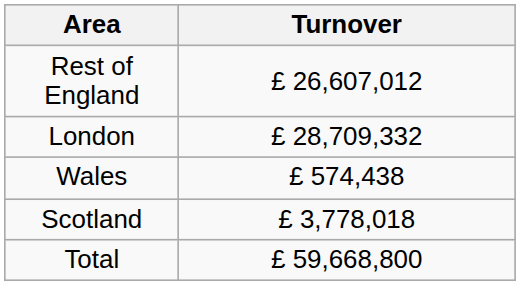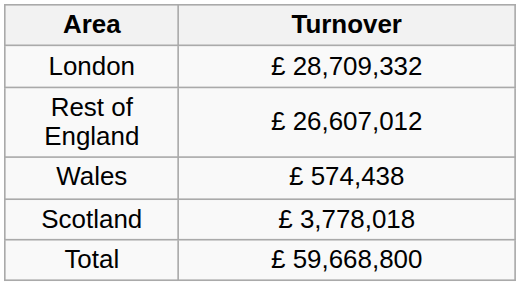rows swapped: (92, 136) <-> (92, 80)
